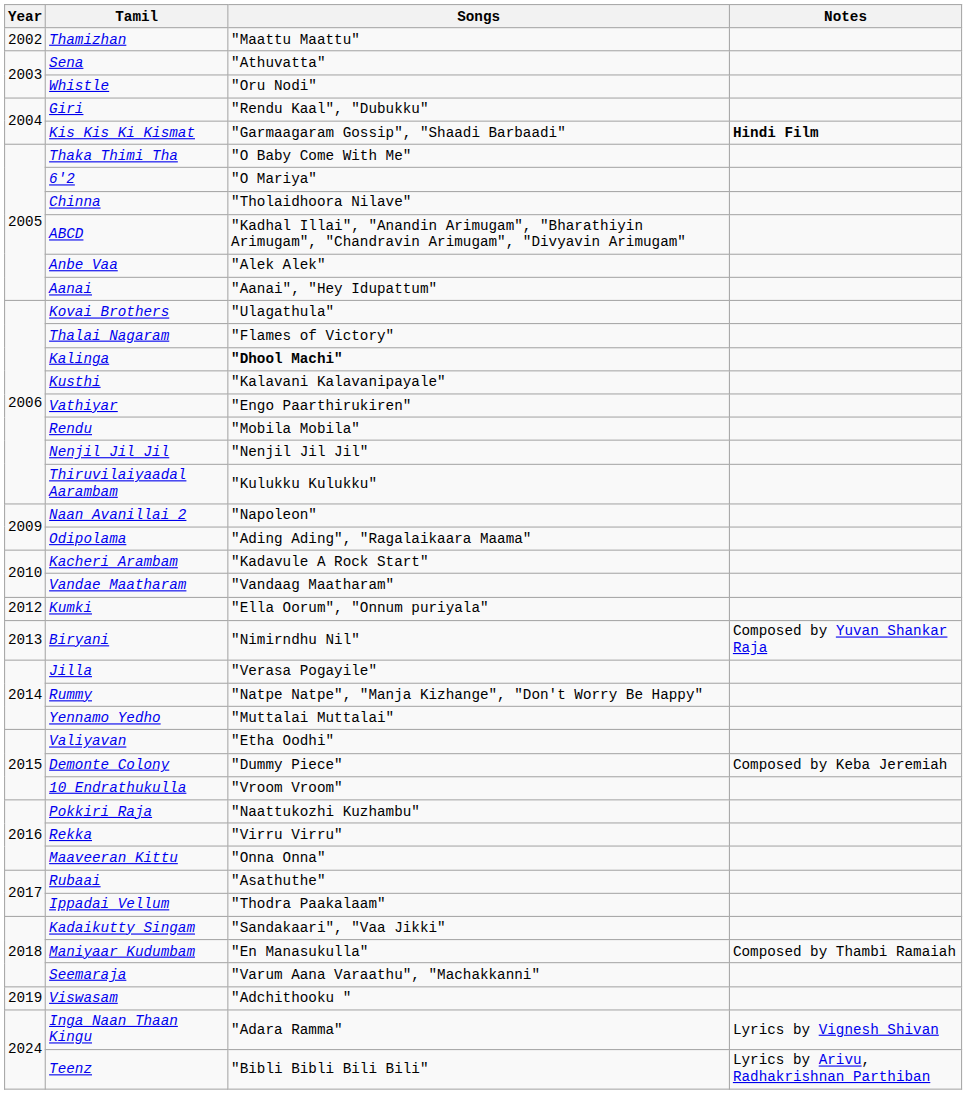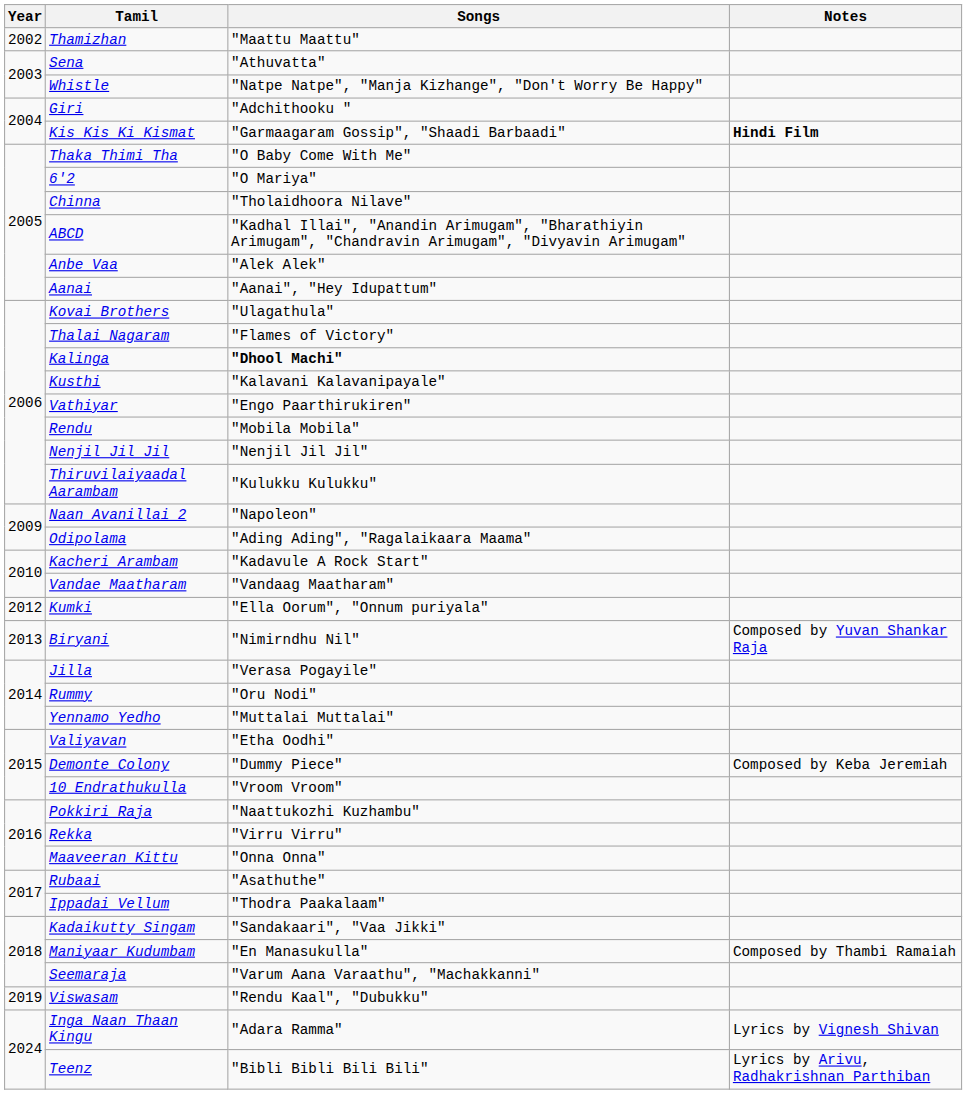(274, 86) "Oru Nodi" -> (467, 86) "Natpe Natpe", "Manja Kizhange", "Don't Worry Be Happy"
(330, 109) "Rendu Kaal", "Dubukku" -> (291, 109) "Adchithooku "
(467, 695) "Natpe Natpe", "Manja Kizhange", "Don't Worry Be Happy" -> (274, 695) "Oru Nodi"
(291, 998) "Adchithooku " -> (330, 998) "Rendu Kaal", "Dubukku"
